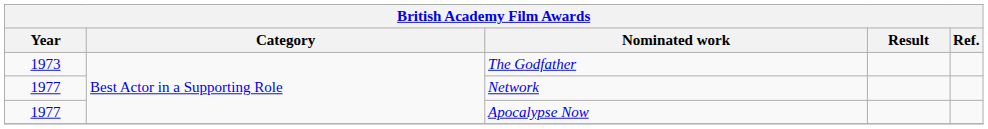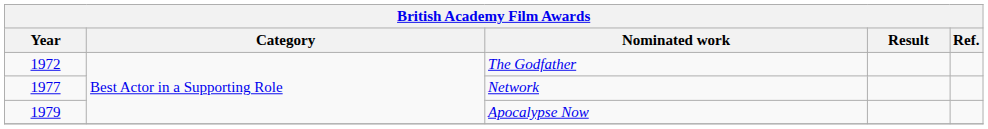(46, 64) 1973 -> (46, 64) 1972
(46, 111) 1977 -> (46, 111) 1979
